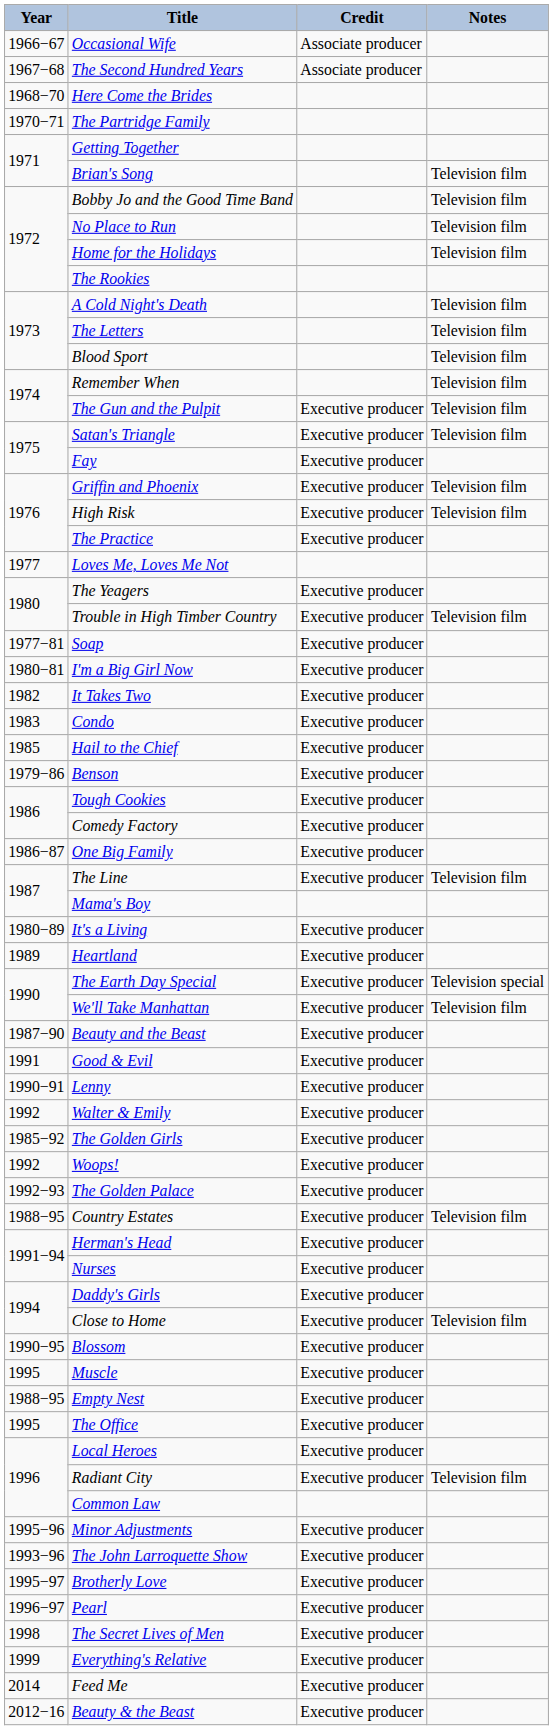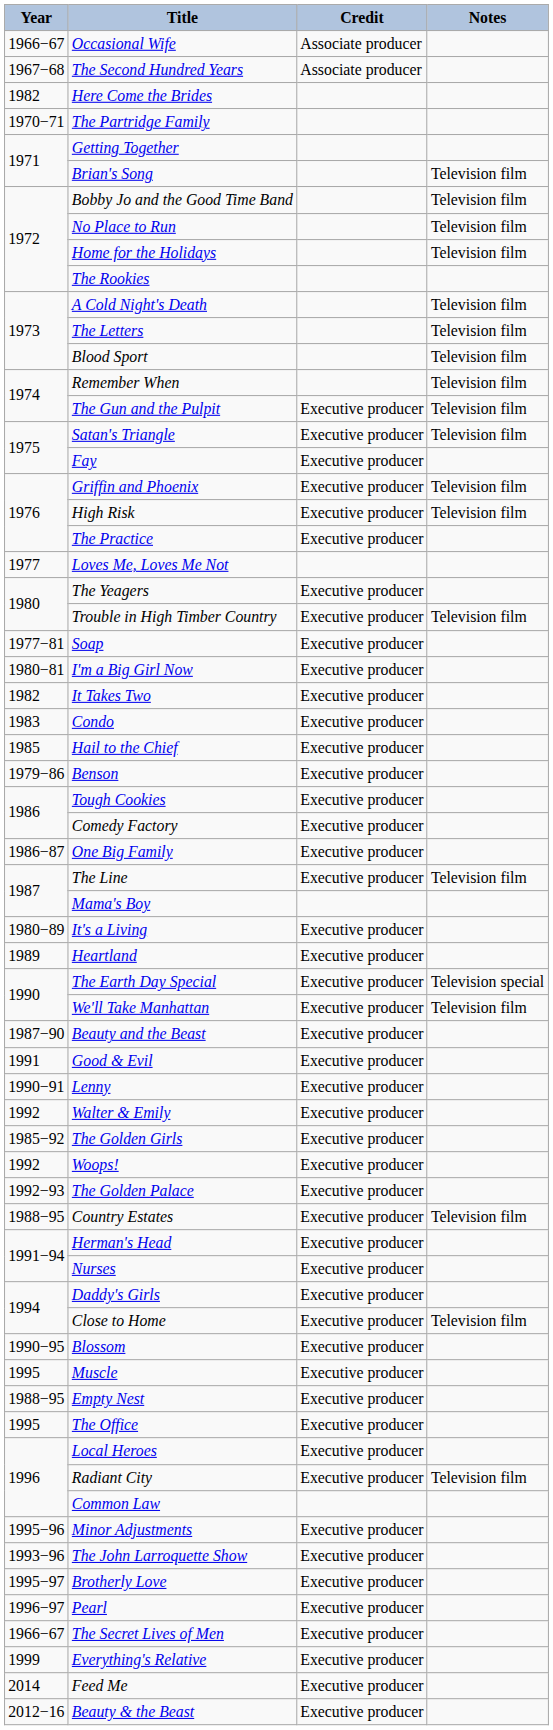(36, 95) 1968−70 -> (24, 95) 1982
(24, 1633) 1998 -> (36, 1633) 1966−67
